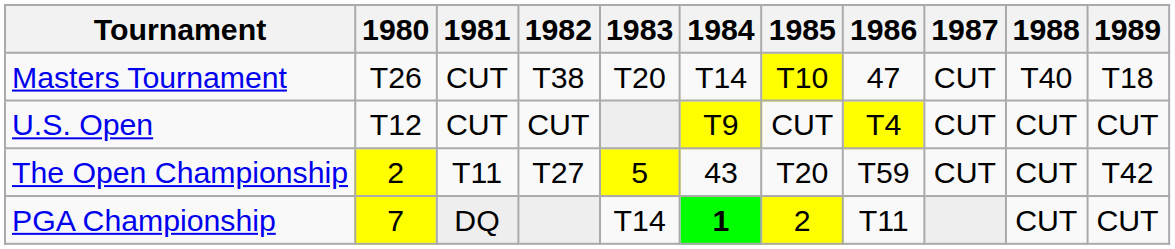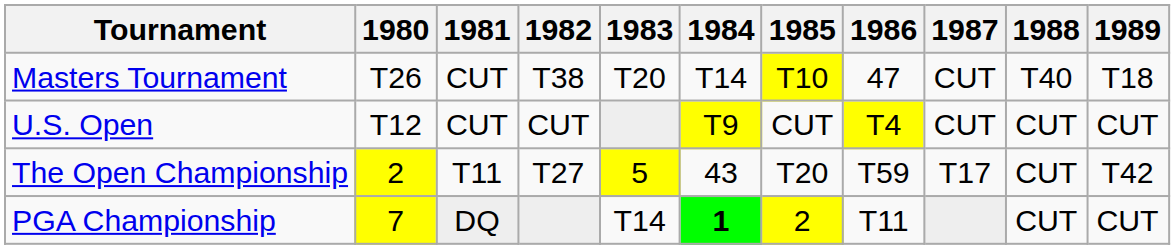(965, 173) CUT -> (965, 173) T17
